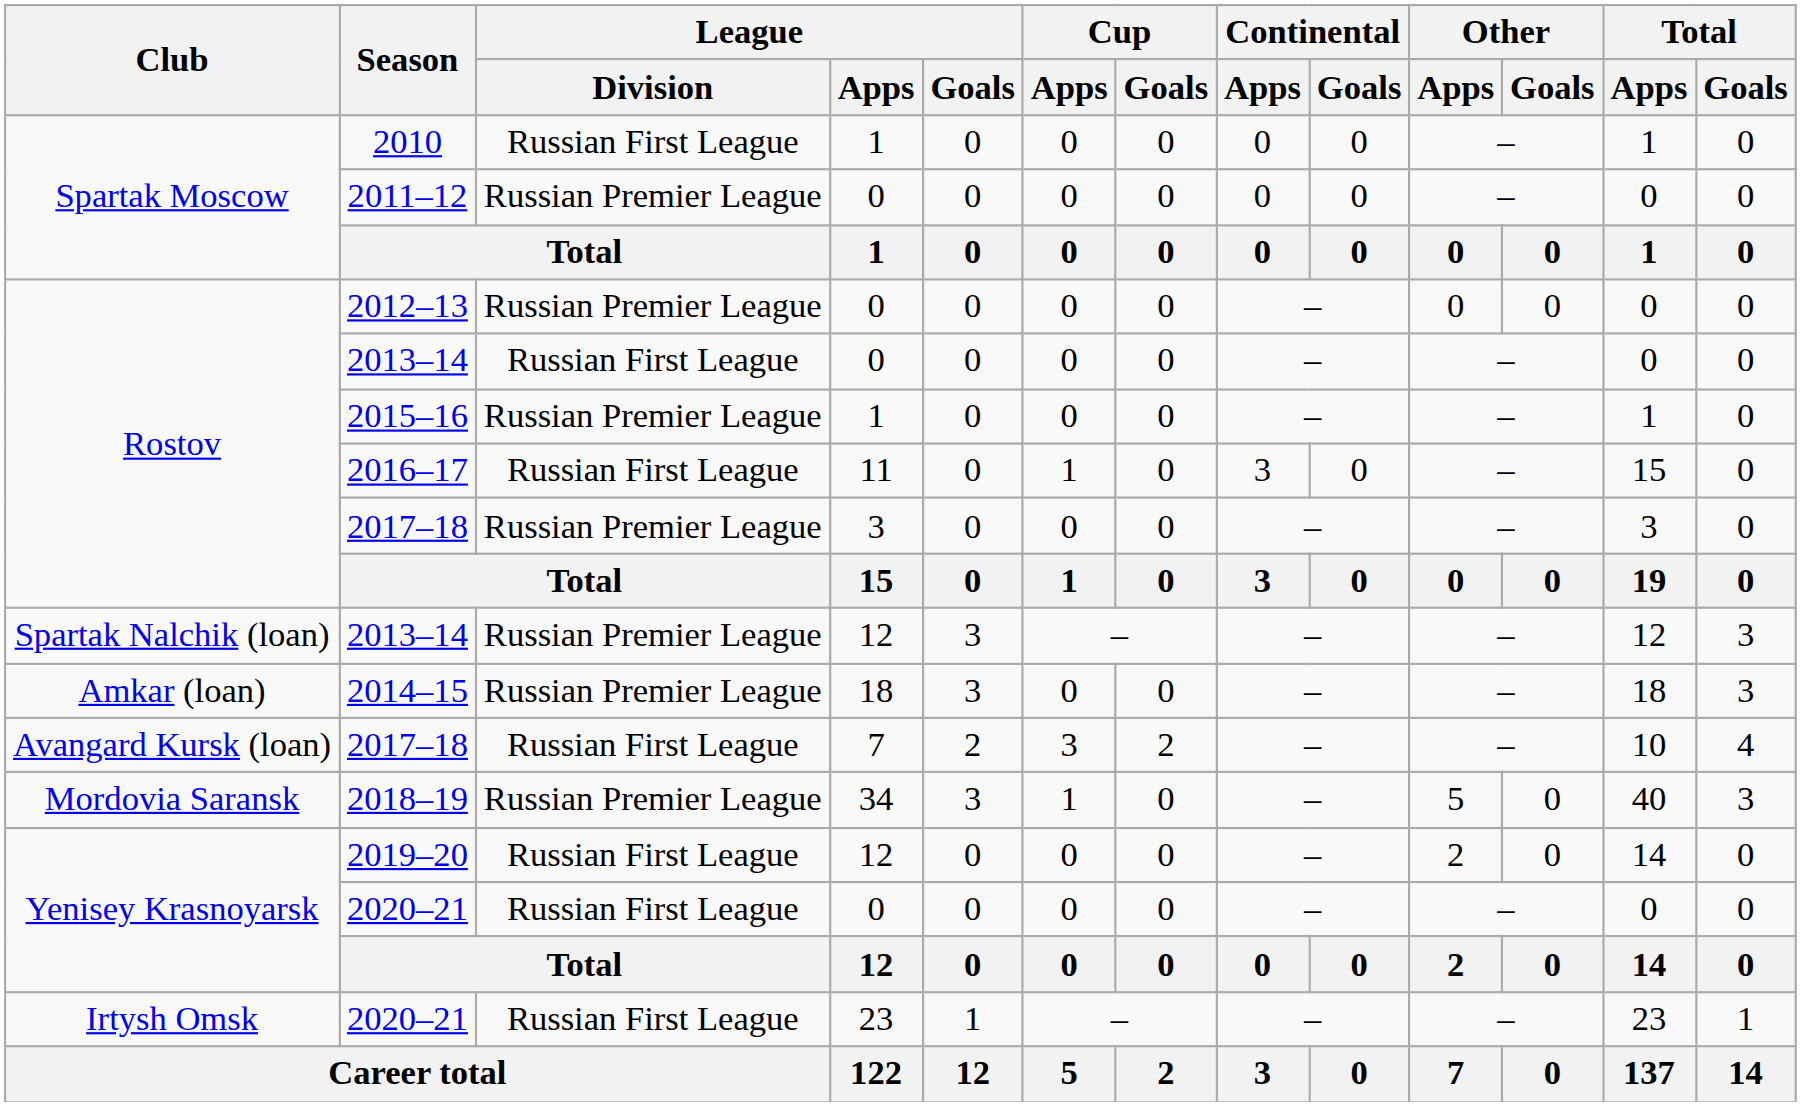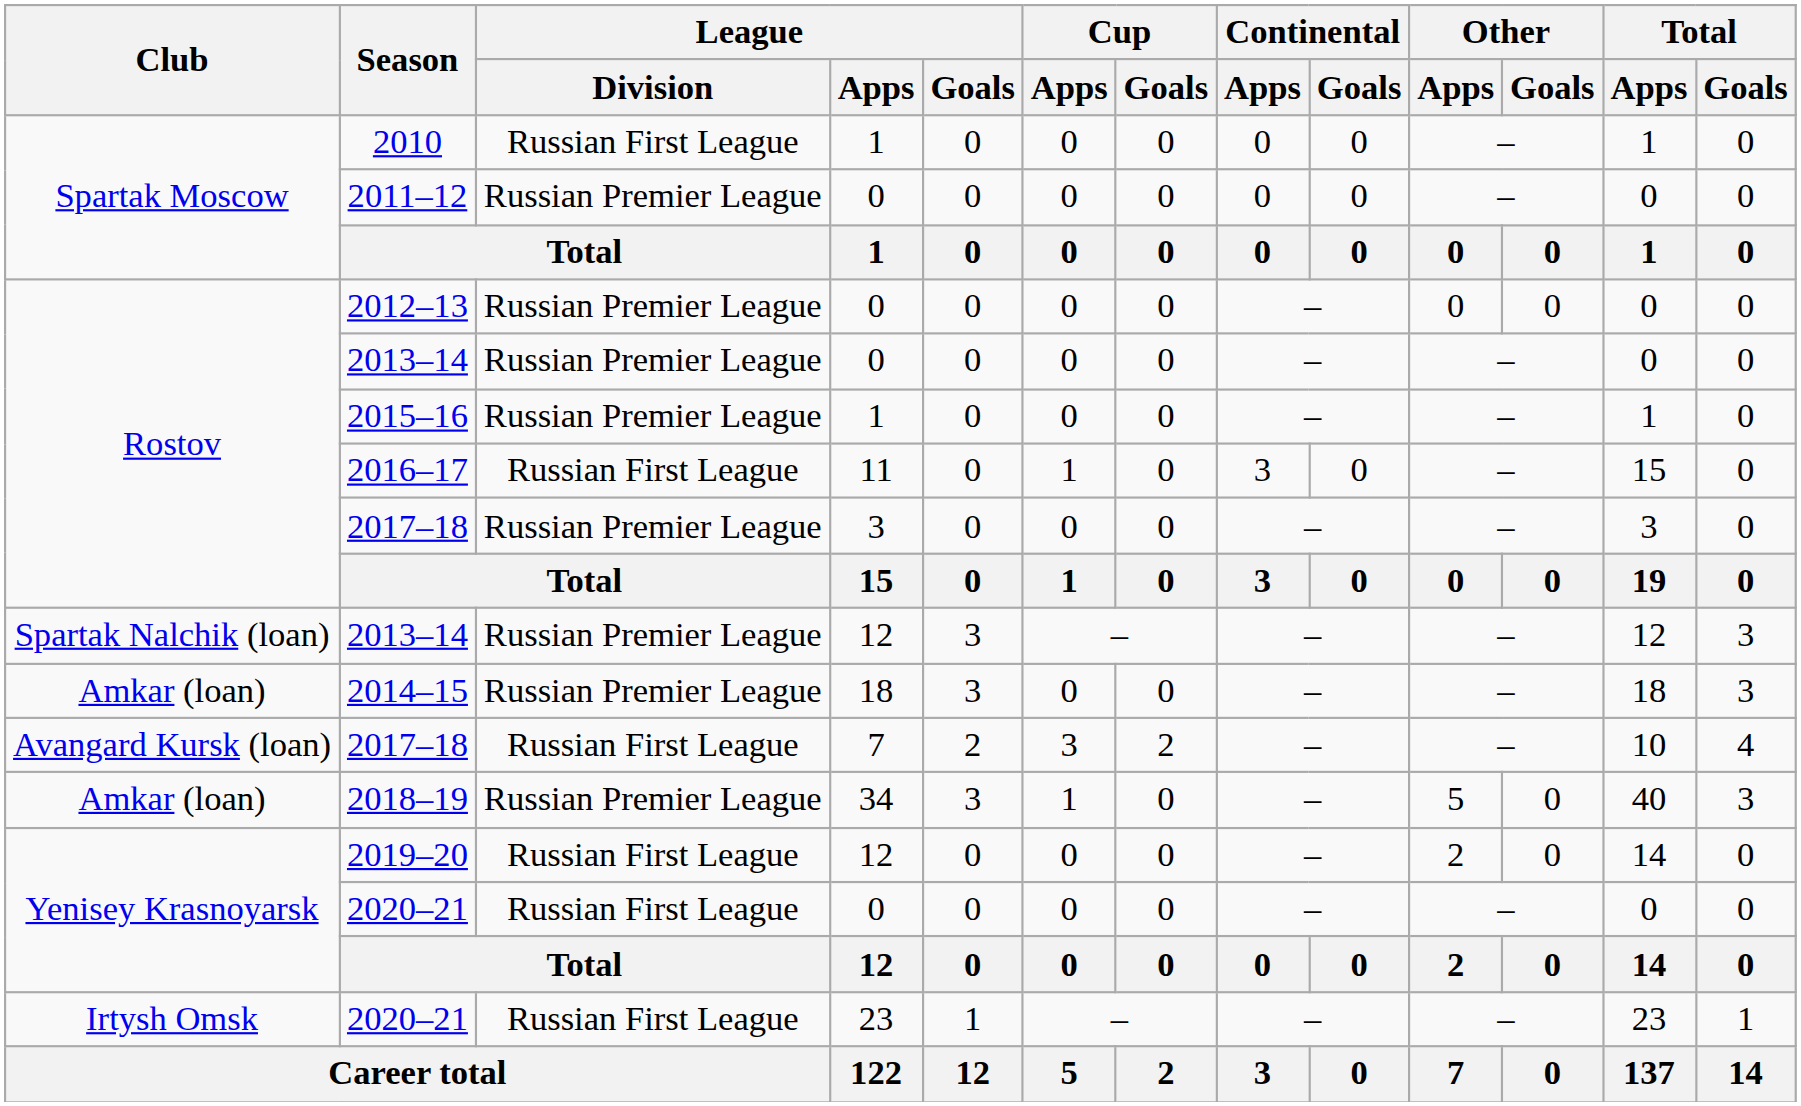(653, 360) Russian First League -> (653, 360) Russian Premier League
(172, 799) Mordovia Saransk -> (172, 799) Amkar (loan)
